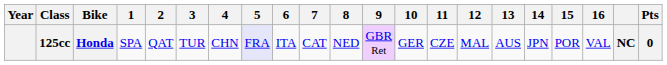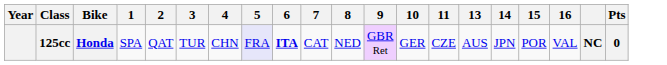- column: (475, 14)
(286, 42) normal -> (287, 42) bold
